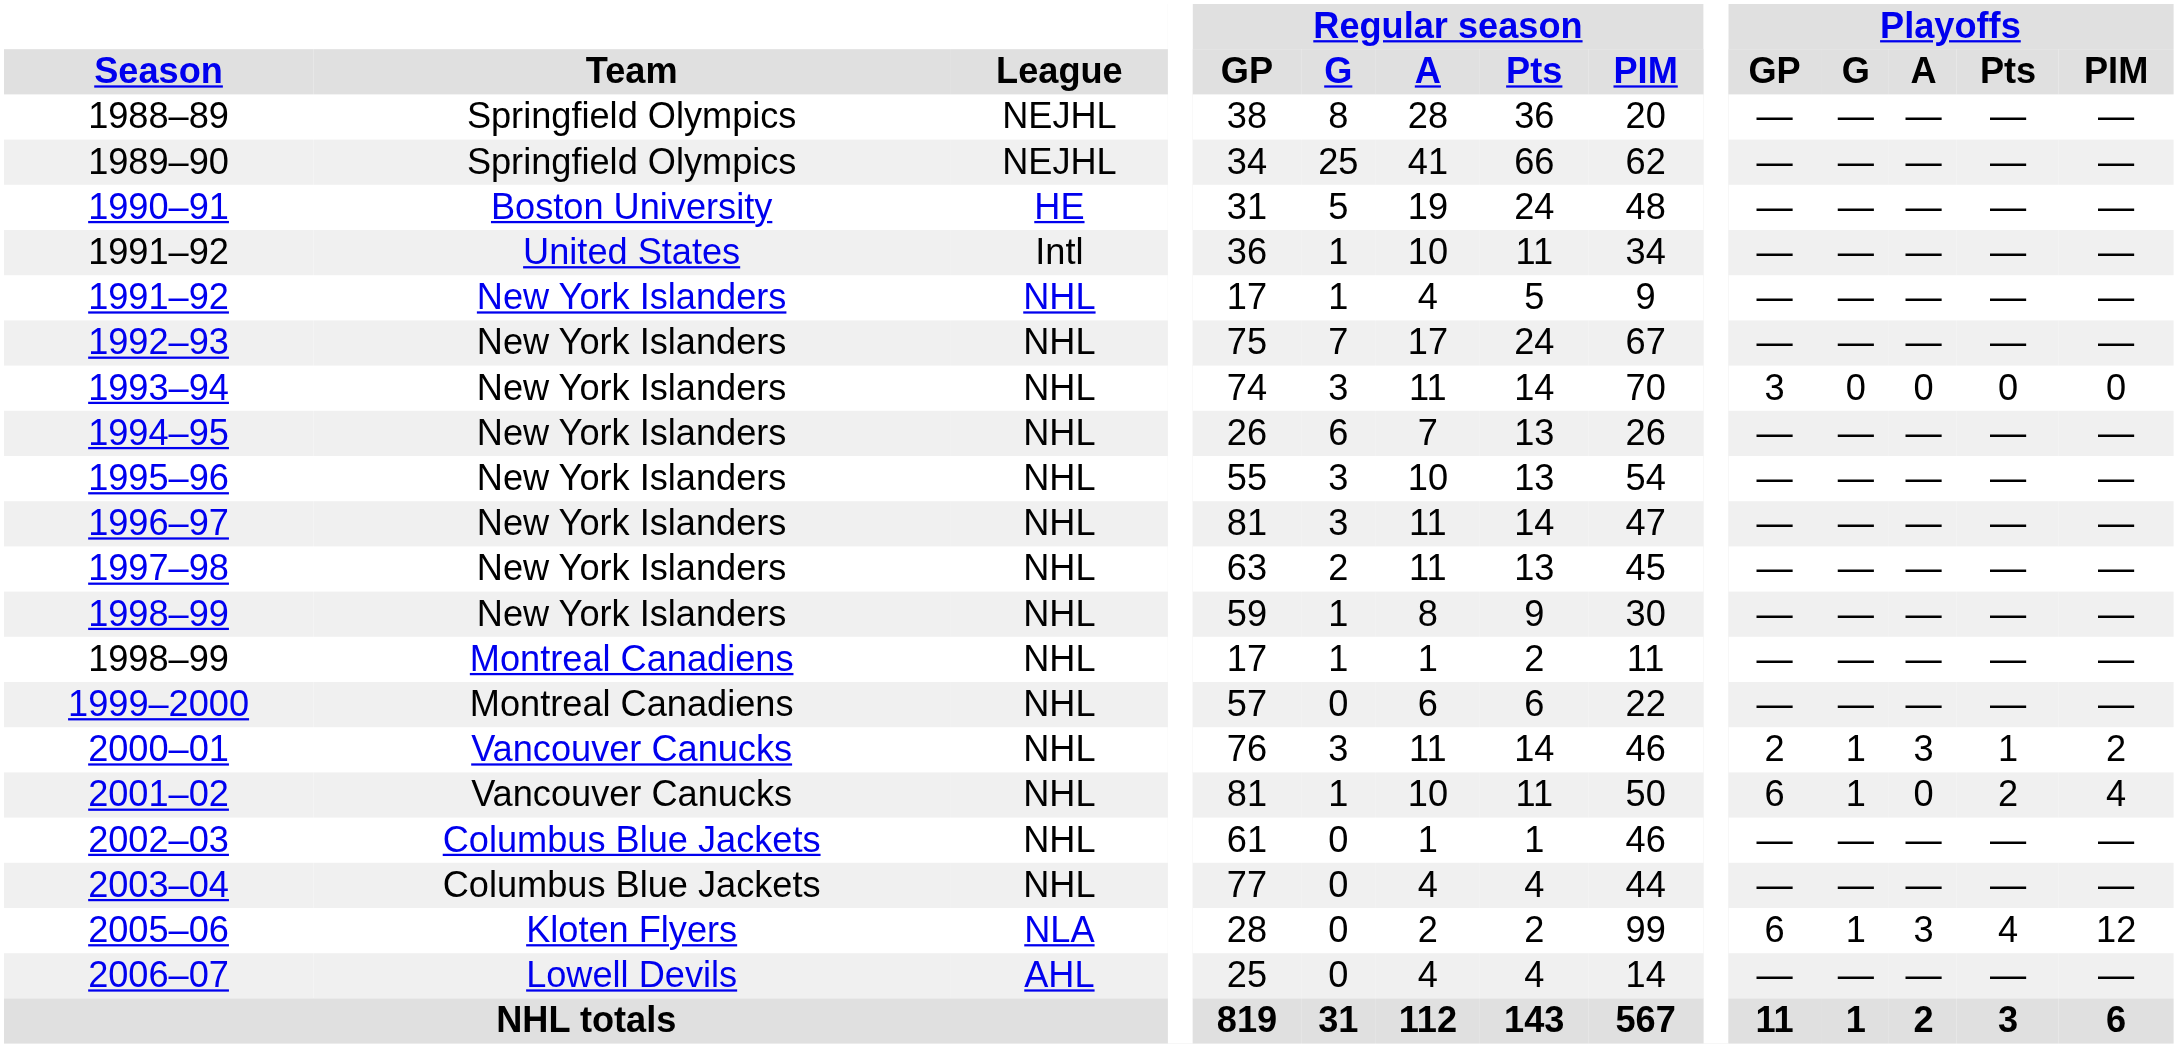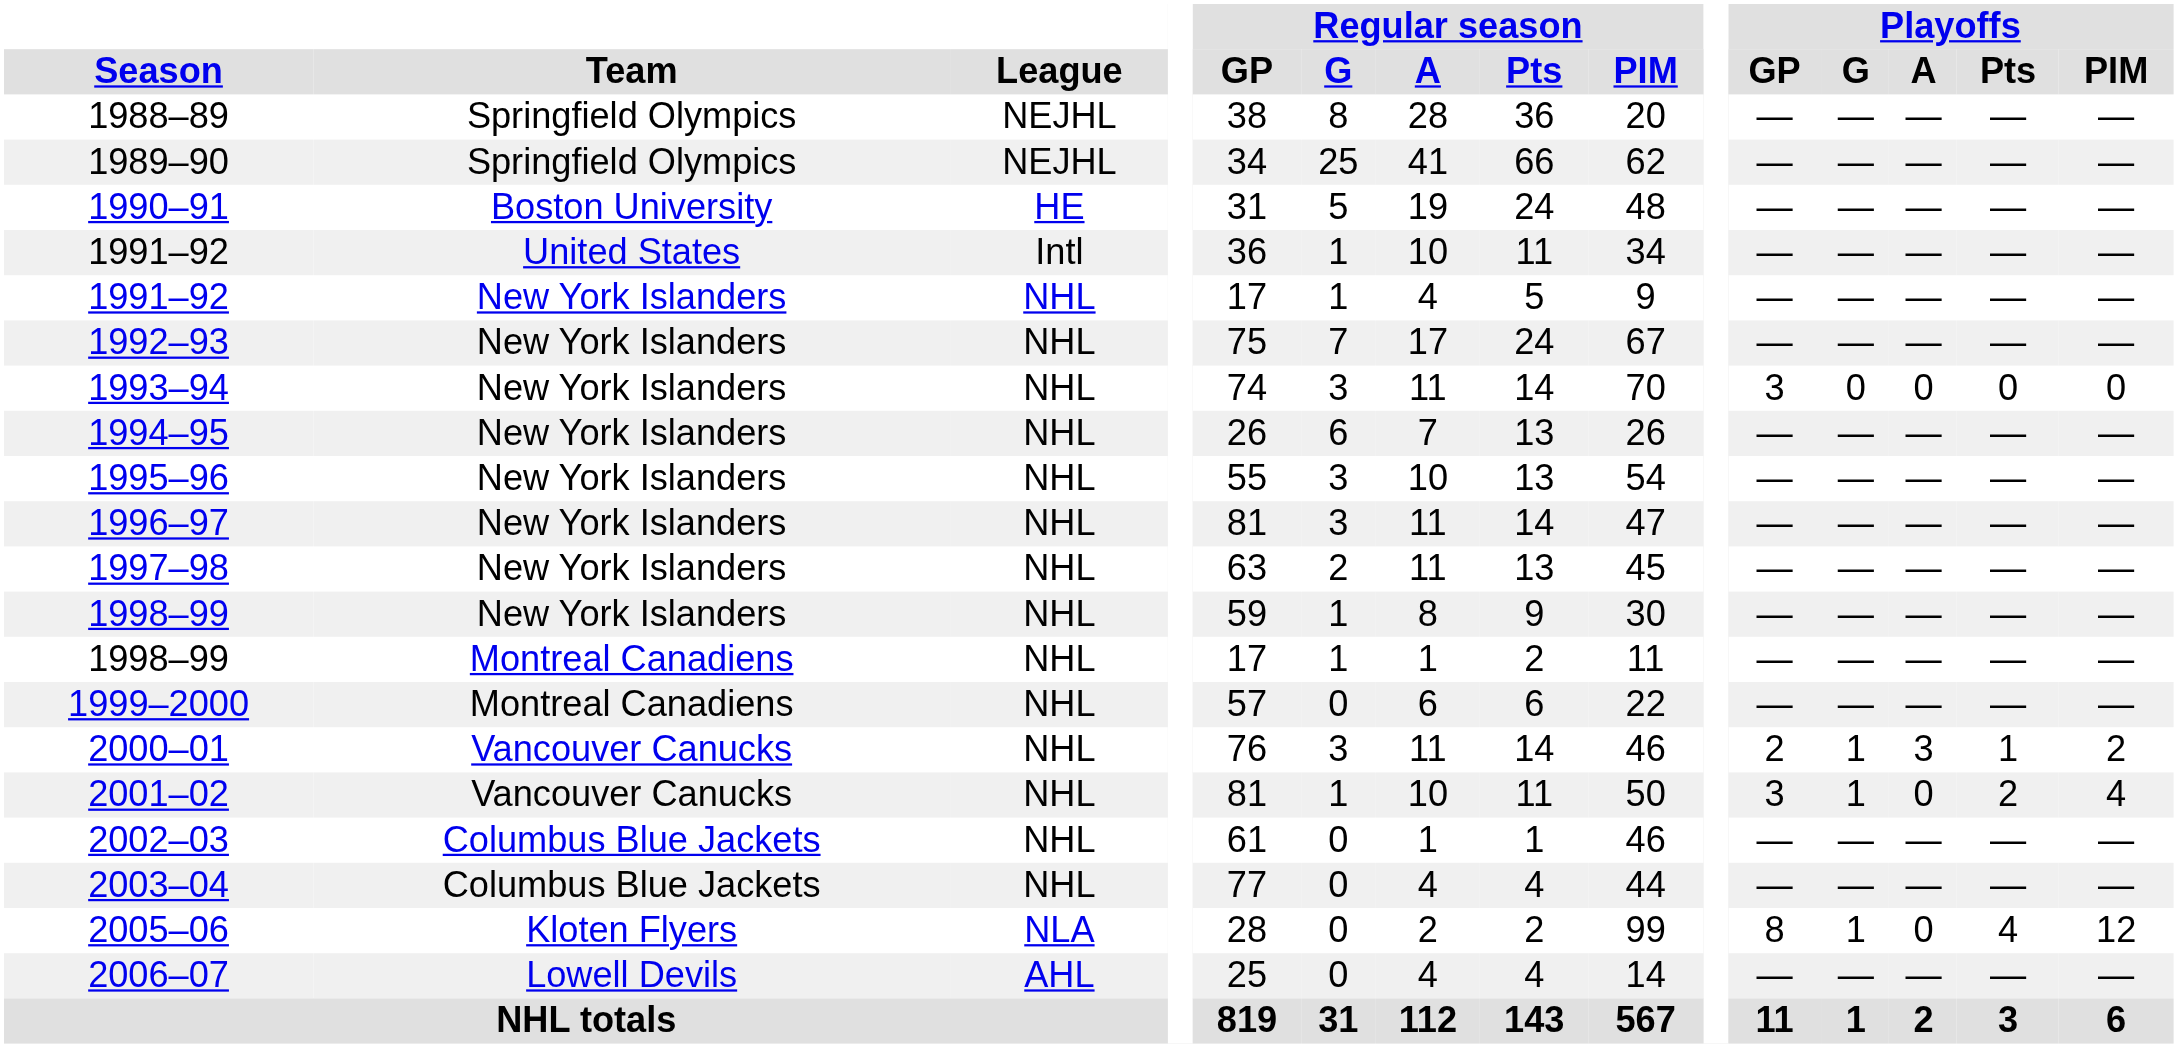(1775, 794) 6 -> (1775, 794) 3
(1775, 929) 6 -> (1775, 929) 8
(1923, 929) 3 -> (1923, 929) 0
